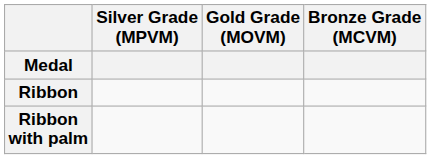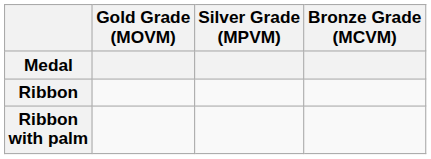columns swapped: (253, 65) <-> (147, 65)
